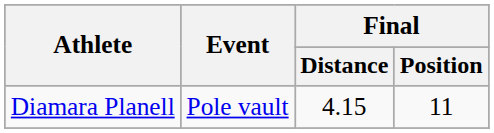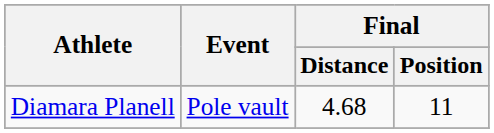(344, 107) 4.15 -> (344, 107) 4.68
